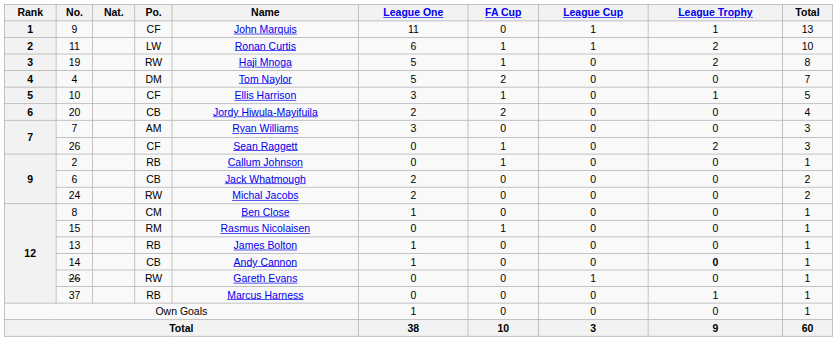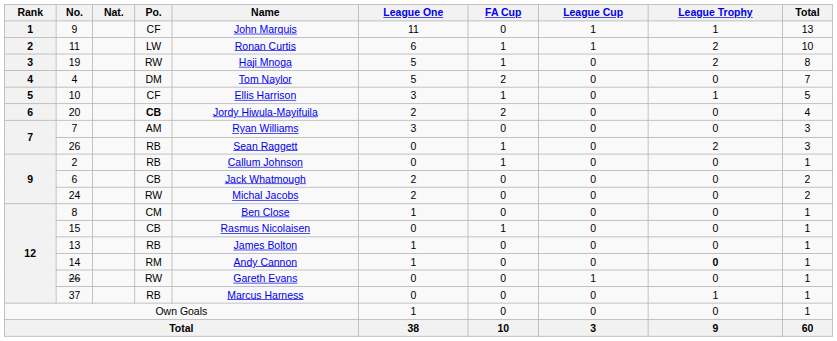(154, 112) normal -> (154, 112) bold
(154, 146) CF -> (154, 146) RB
(154, 229) RM -> (154, 229) CB
(154, 262) CB -> (154, 262) RM
